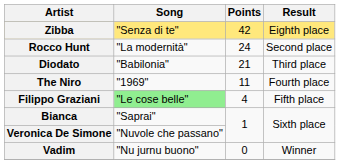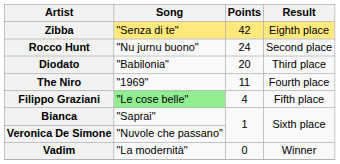(152, 47) "La modernità" -> (158, 47) "Nu jurnu buono"
(244, 64) 21 -> (244, 64) 20
(158, 151) "Nu jurnu buono" -> (152, 151) "La modernità"
